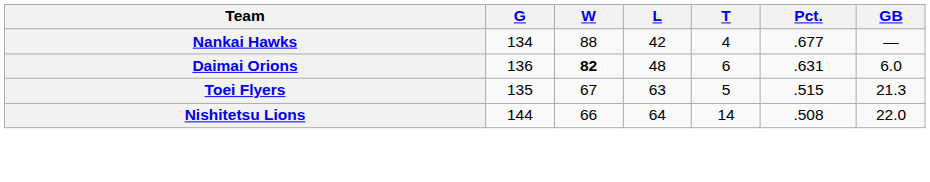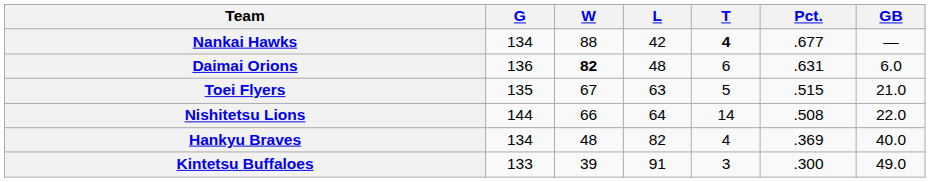(726, 41) normal -> (726, 41) bold
(891, 90) 21.3 -> (891, 90) 21.0
+ row: (245, 139)
+ row: (245, 164)
